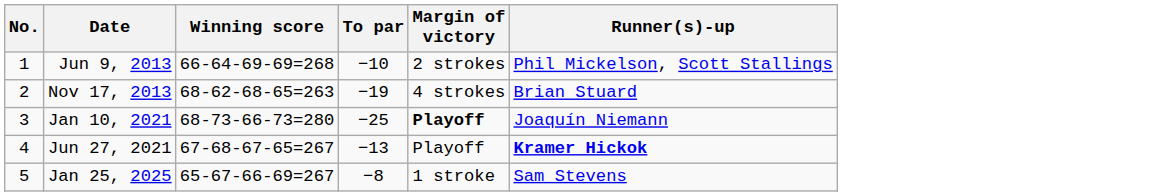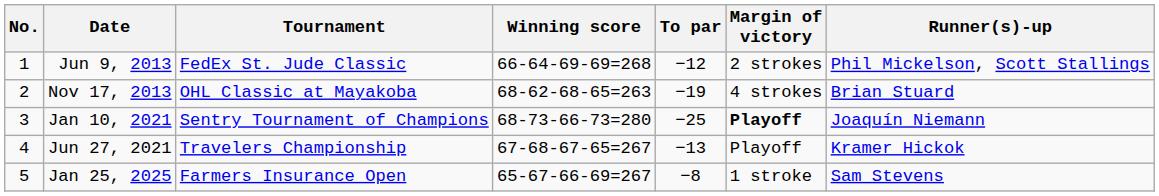+ column: (334, 29)
(373, 66) −10 -> (691, 66) −12
(580, 149) bold -> (898, 149) normal
